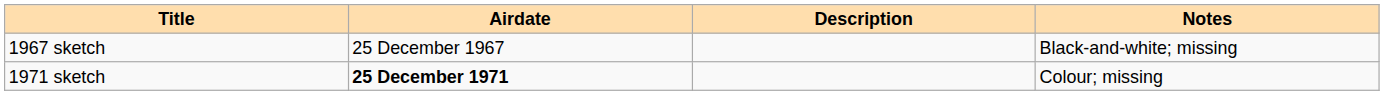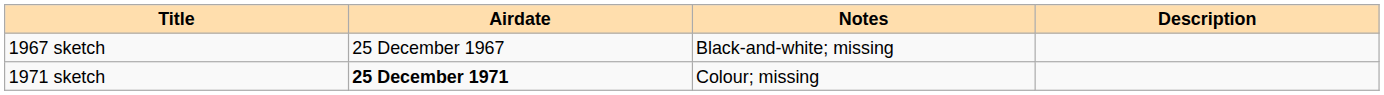columns swapped: (864, 19) <-> (1207, 19)
